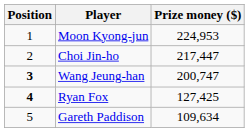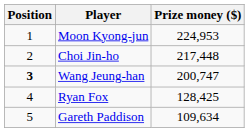(198, 55) 217,447 -> (198, 55) 217,448
(30, 96) bold -> (30, 96) normal
(198, 96) 127,425 -> (198, 96) 128,425
